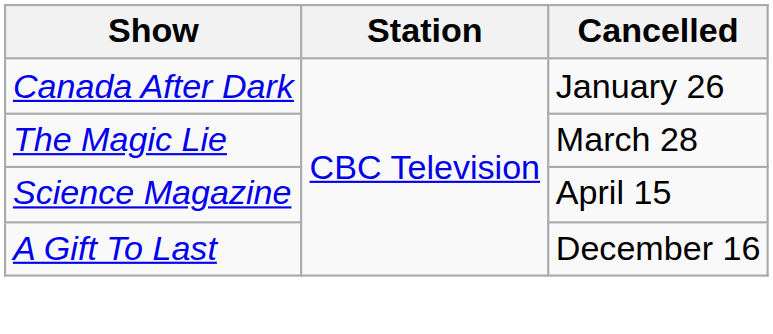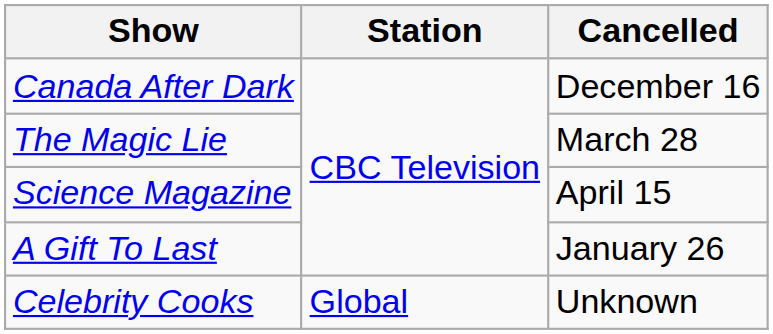(640, 85) January 26 -> (658, 85) December 16
(658, 247) December 16 -> (640, 247) January 26
+ row: (133, 301)
